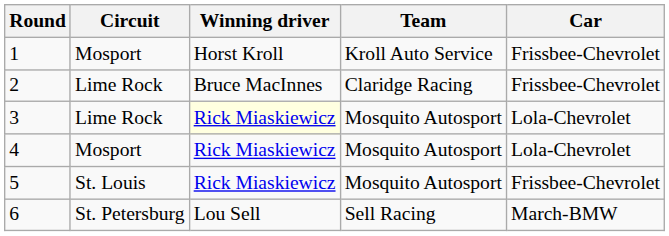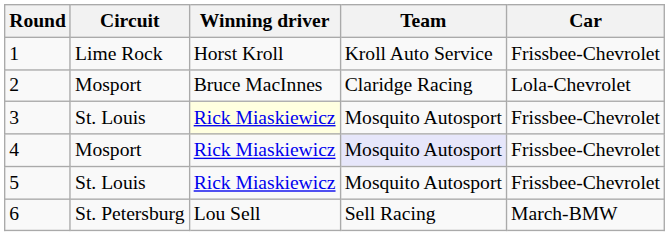(108, 53) Mosport -> (119, 53) Lime Rock
(119, 85) Lime Rock -> (108, 85) Mosport
(586, 85) Frissbee-Chevrolet -> (571, 85) Lola-Chevrolet
(119, 117) Lime Rock -> (110, 117) St. Louis
(571, 117) Lola-Chevrolet -> (586, 117) Frissbee-Chevrolet
(423, 150) no background -> (423, 150) lavender background
(571, 150) Lola-Chevrolet -> (586, 150) Frissbee-Chevrolet
